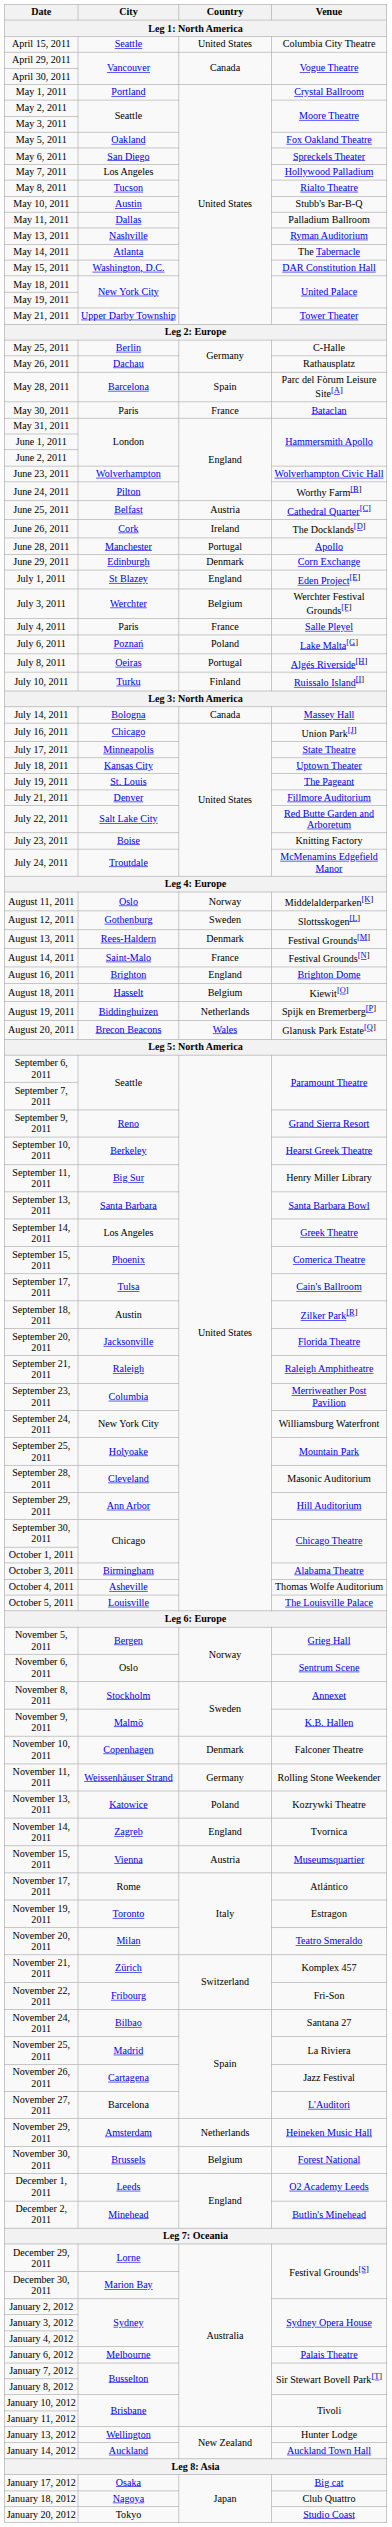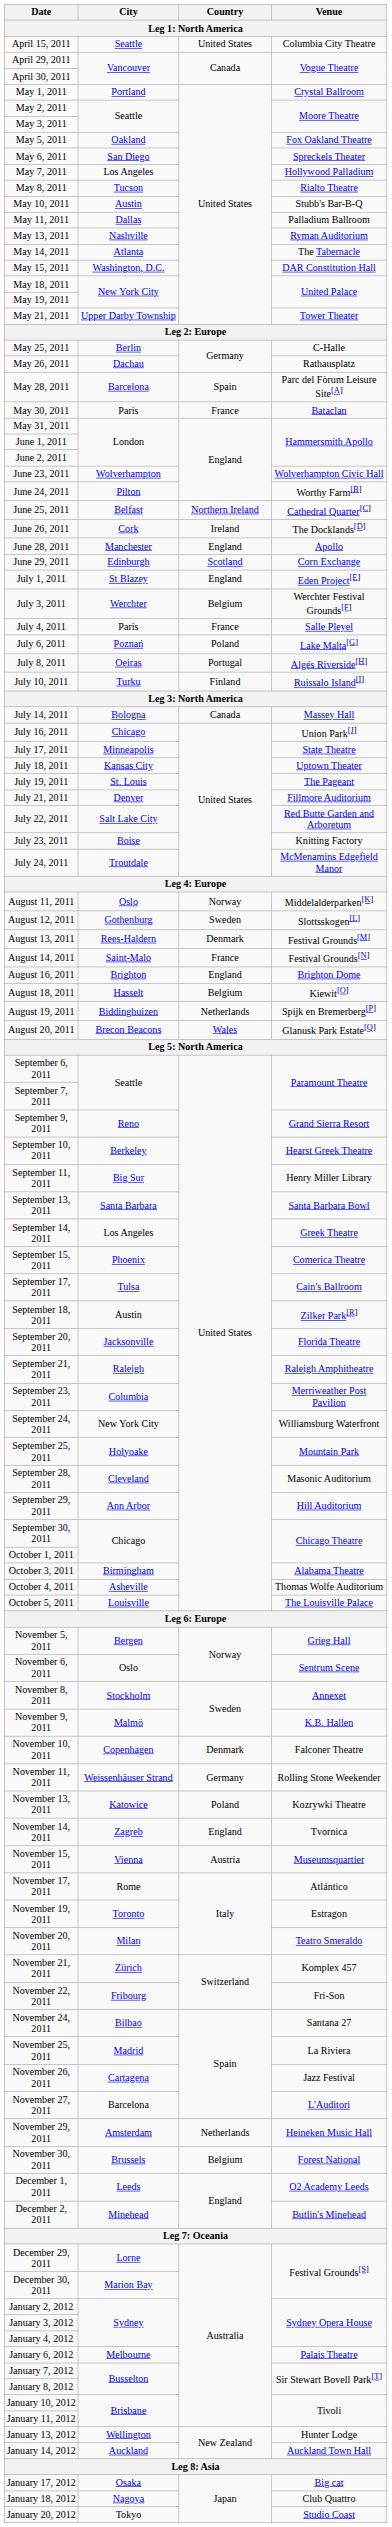(225, 510) Austria -> (225, 510) Northern Ireland
(225, 546) Portugal -> (225, 546) England
(225, 562) Denmark -> (225, 562) Scotland
